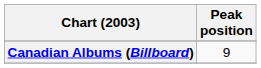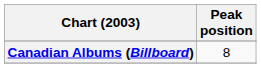(226, 52) 9 -> (226, 52) 8
